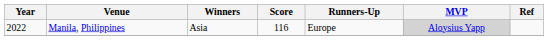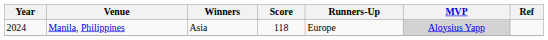(16, 27) 2022 -> (16, 27) 2024
(281, 27) 116 -> (281, 27) 118
